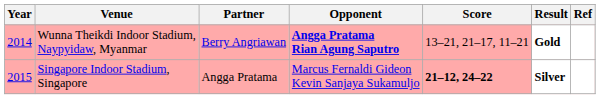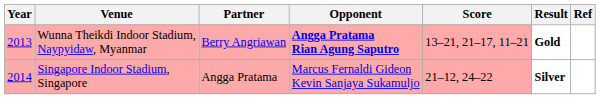(20, 42) 2014 -> (20, 42) 2013
(20, 77) 2015 -> (20, 77) 2014
(459, 77) bold -> (459, 77) normal
